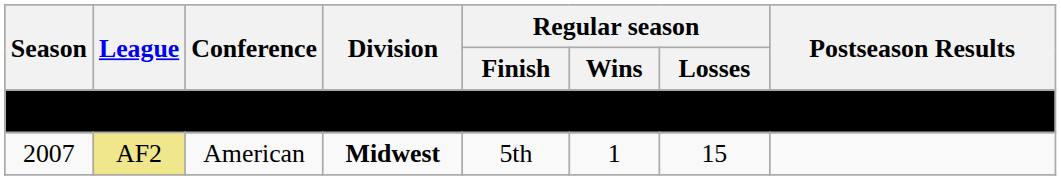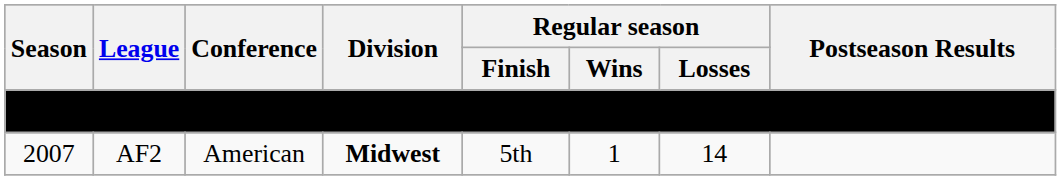(139, 153) khaki background -> (139, 153) no background
(714, 153) 15 -> (714, 153) 14
